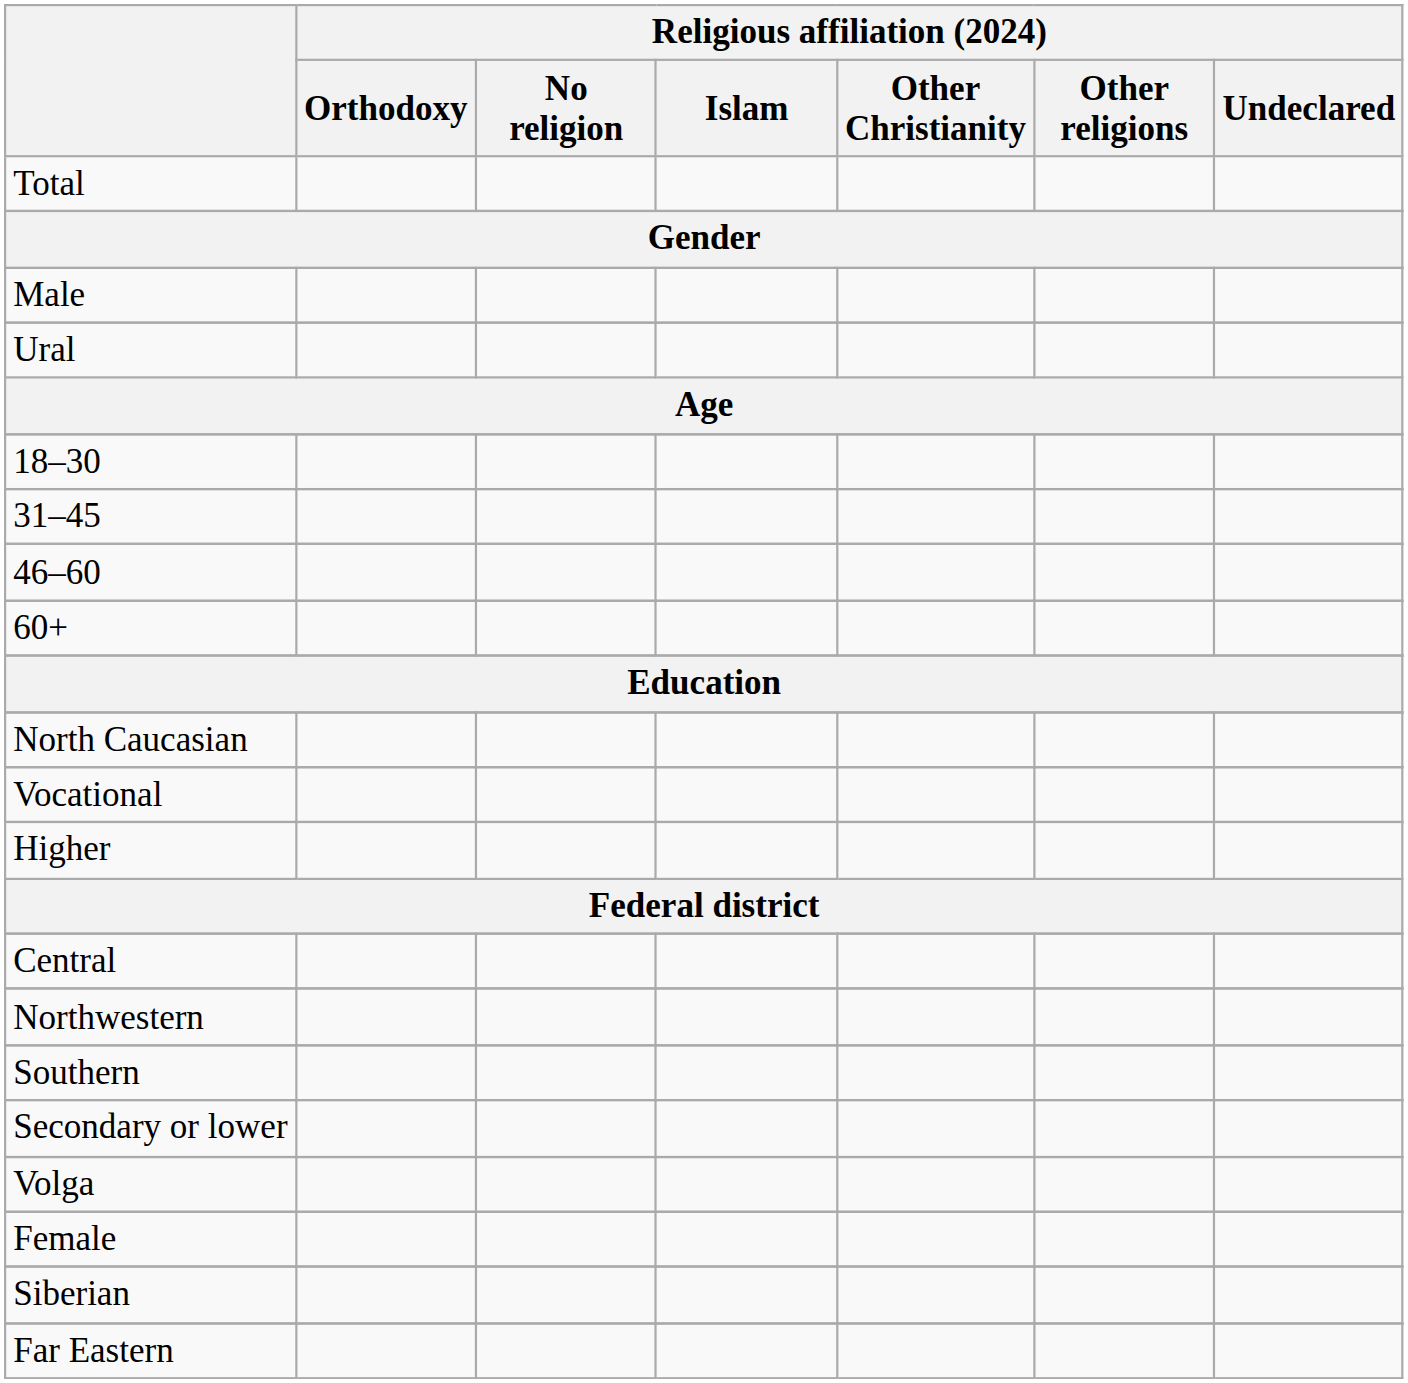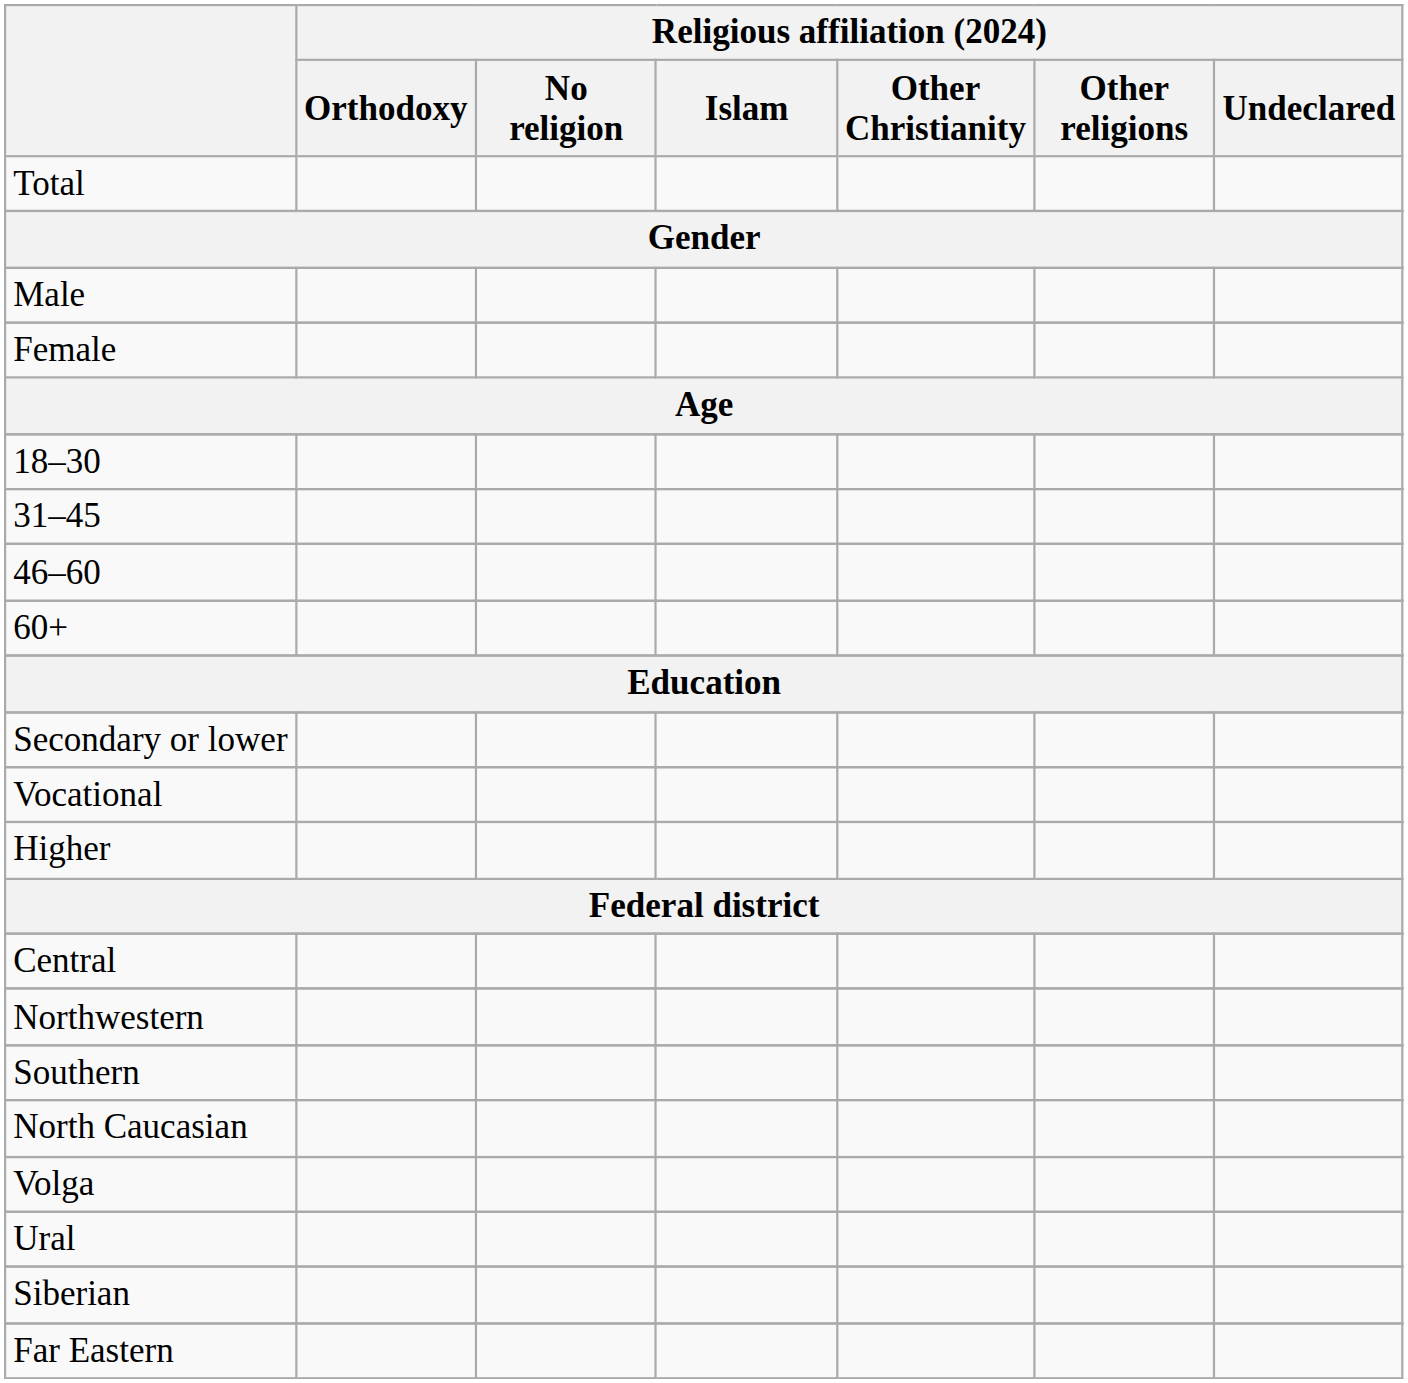rows swapped: (65, 1238) <-> (44, 349)
rows swapped: (150, 1127) <-> (130, 738)
